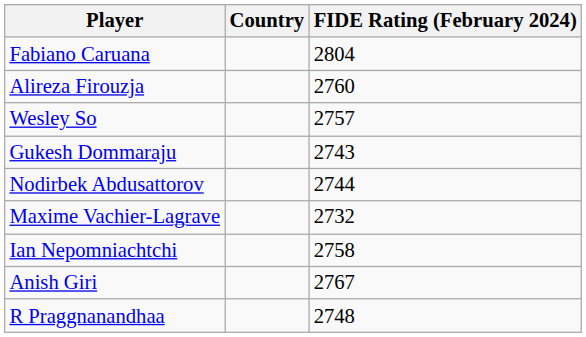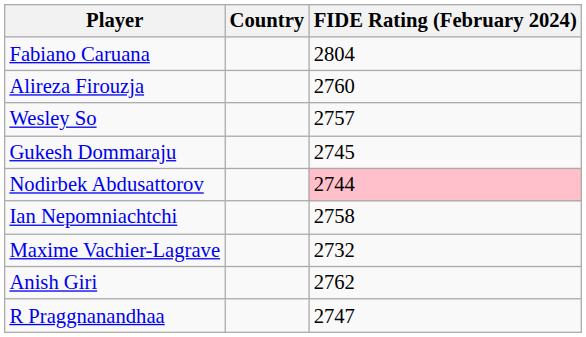(334, 151) 2743 -> (334, 151) 2745
(334, 184) no background -> (334, 184) pink background
rows swapped: (93, 250) <-> (115, 217)
(334, 282) 2767 -> (334, 282) 2762
(334, 315) 2748 -> (334, 315) 2747
